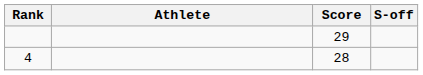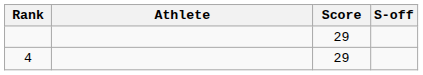(342, 59) 28 -> (342, 59) 29
